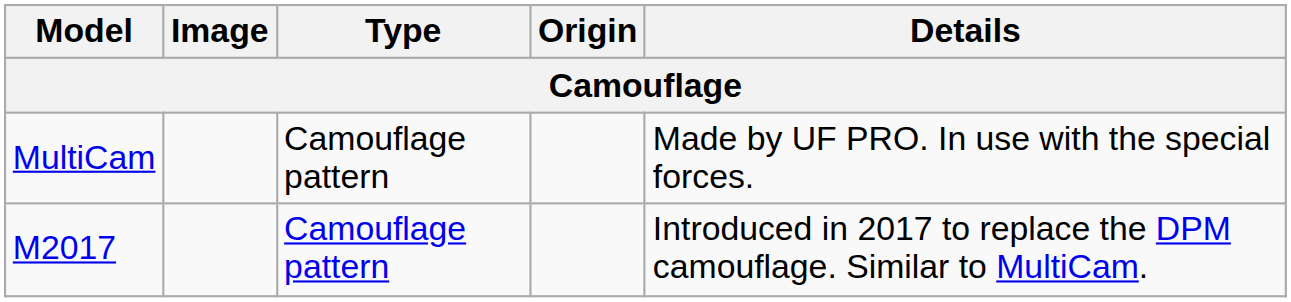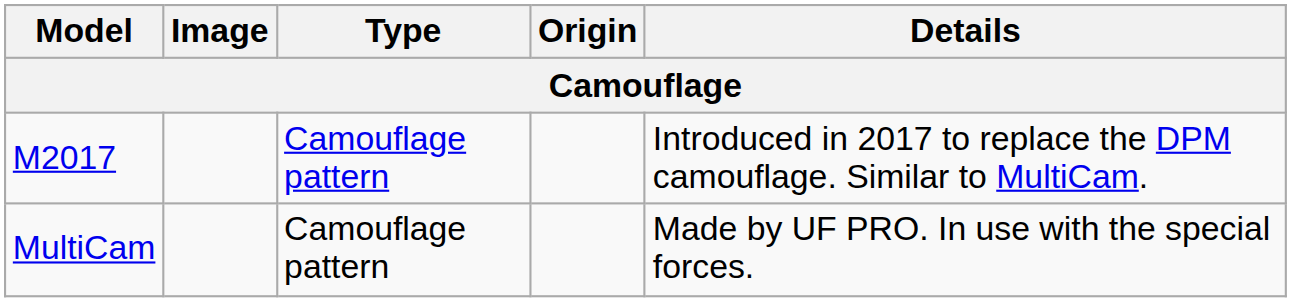rows swapped: (64, 248) <-> (84, 157)
